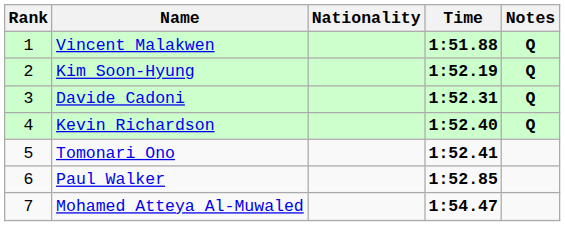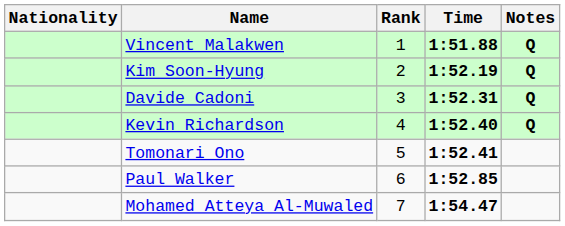columns swapped: (28, 18) <-> (366, 18)
